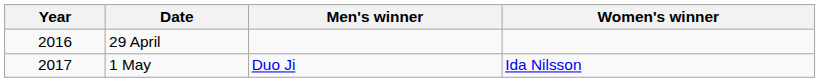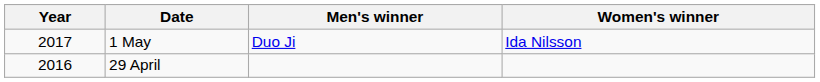rows swapped: (135, 41) <-> (130, 66)
